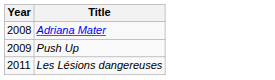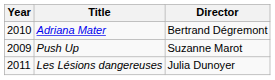+ column: (217, 13)
(19, 30) 2008 -> (19, 30) 2010
